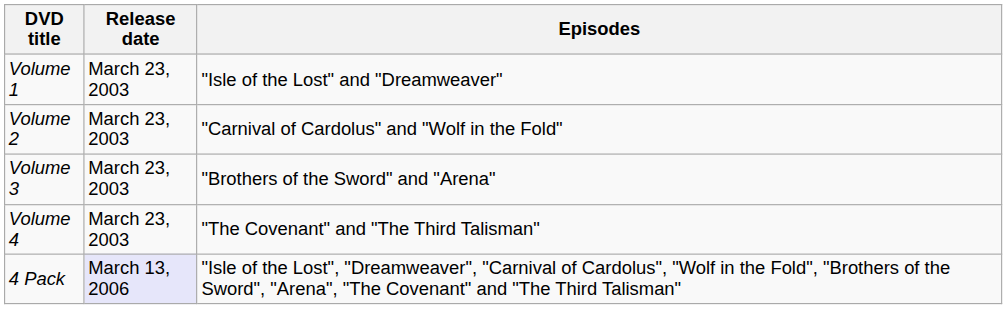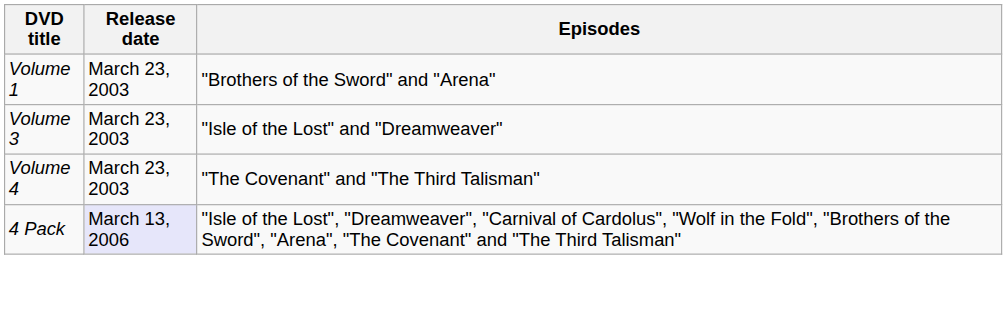(352, 79) "Isle of the Lost" and "Dreamweaver" -> (348, 79) "Brothers of the Sword" and "Arena"
- row: (40, 129)
(348, 179) "Brothers of the Sword" and "Arena" -> (352, 129) "Isle of the Lost" and "Dreamweaver"
